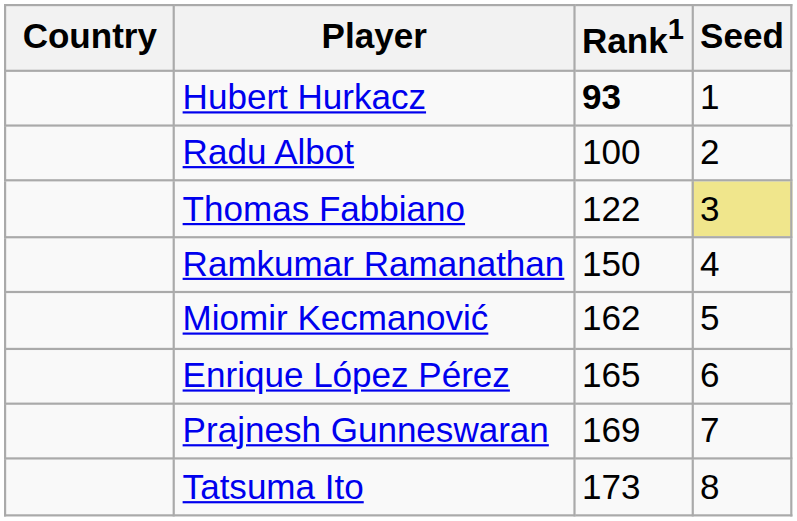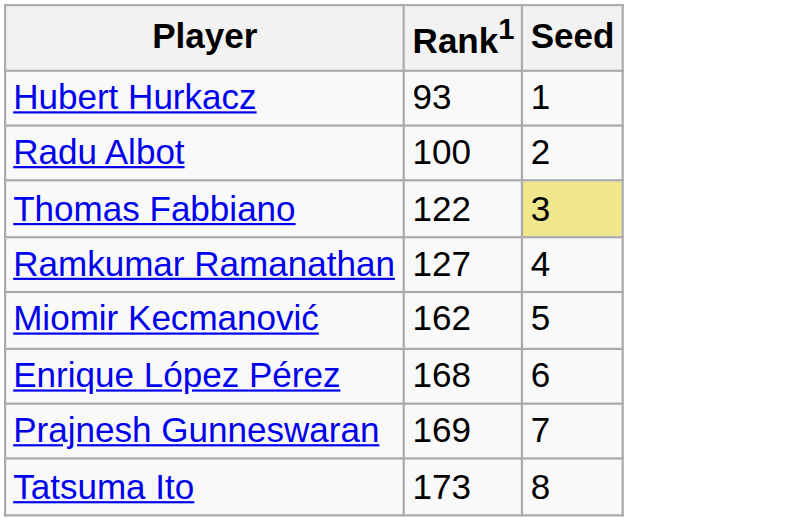- column: (90, 37)
(602, 97) bold -> (432, 97) normal
(611, 264) 150 -> (442, 264) 127
(611, 375) 165 -> (442, 375) 168
